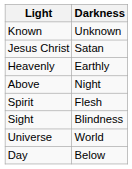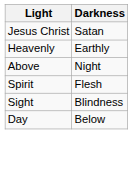- row: (25, 31)
- row: (30, 137)
